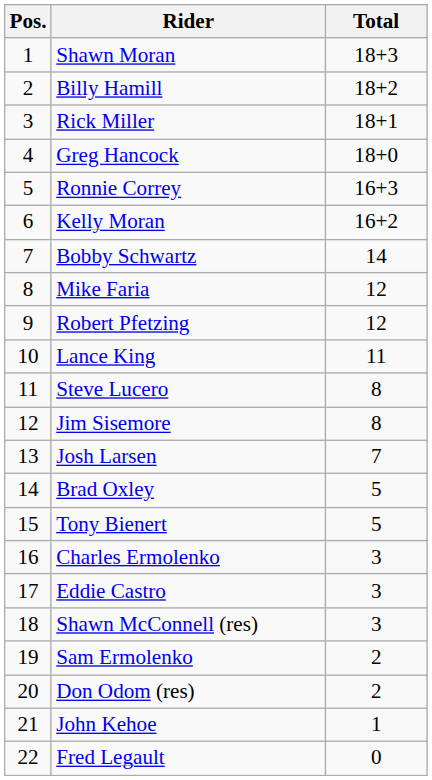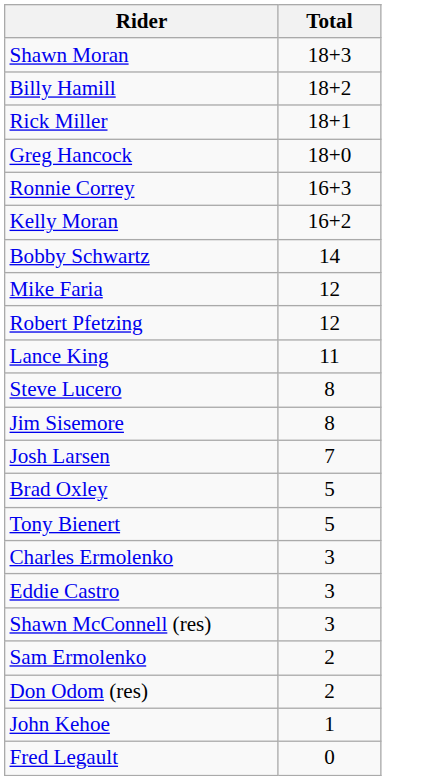- column: (28, 21)
